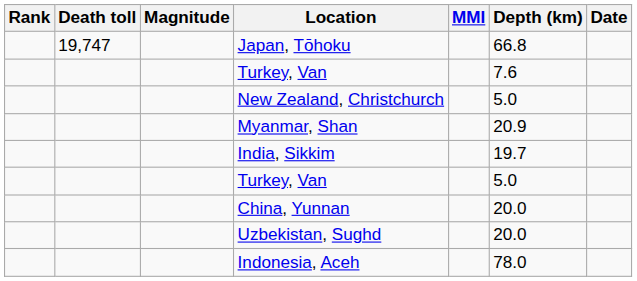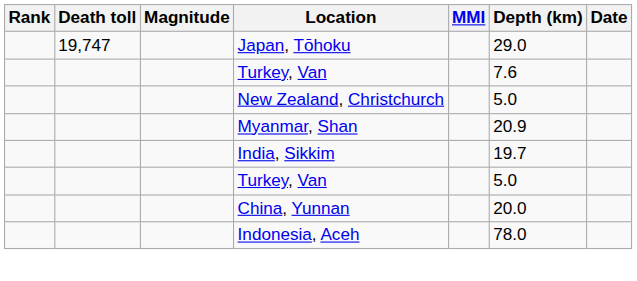(510, 45) 66.8 -> (510, 45) 29.0
- row: (97, 235)
